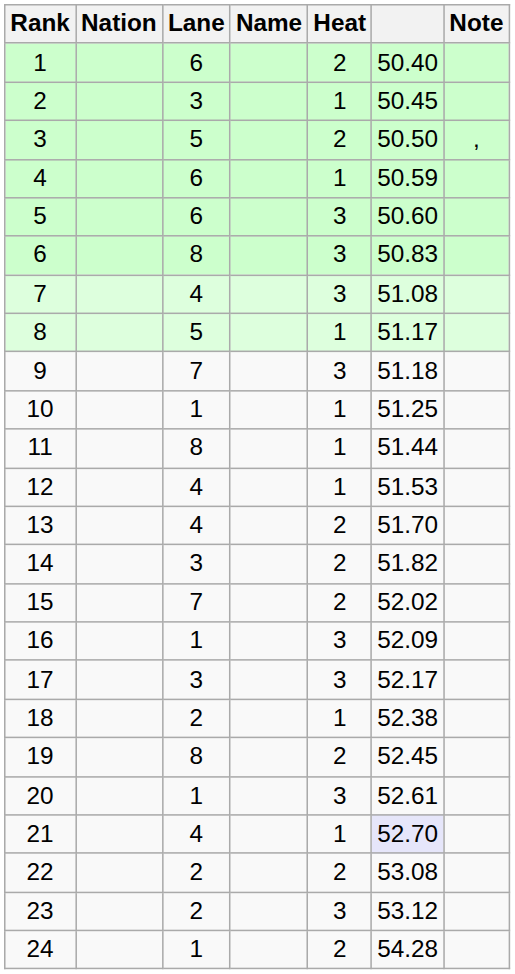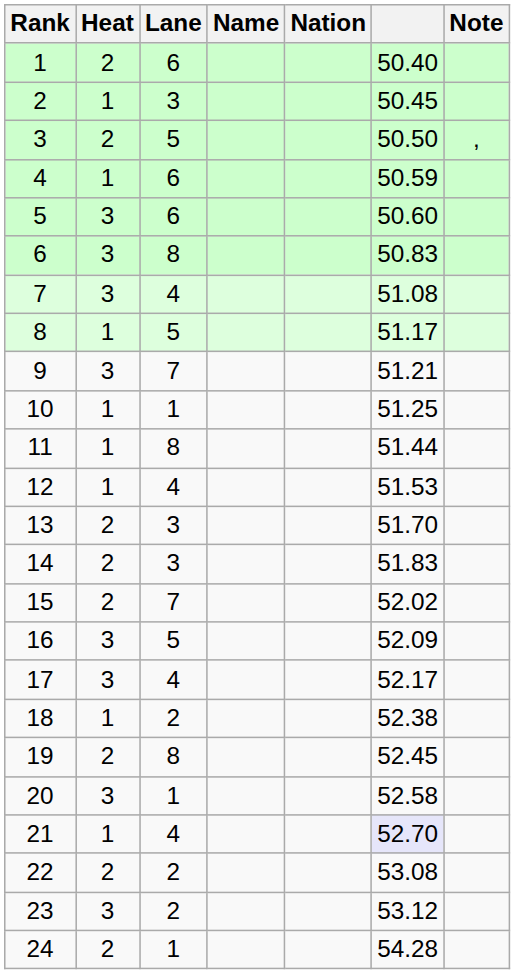columns swapped: (340, 23) <-> (119, 23)
(408, 370) 51.18 -> (408, 370) 51.21
(196, 525) 4 -> (173, 525) 3
(408, 563) 51.82 -> (408, 563) 51.83
(196, 640) 1 -> (173, 640) 5
(196, 679) 3 -> (173, 679) 4
(408, 795) 52.61 -> (408, 795) 52.58
